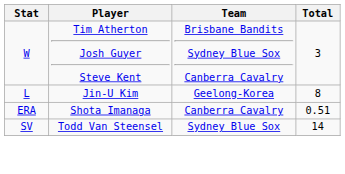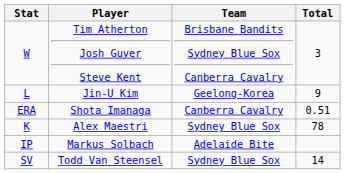(318, 94) 8 -> (318, 94) 9
+ row: (27, 127)
+ row: (27, 144)
